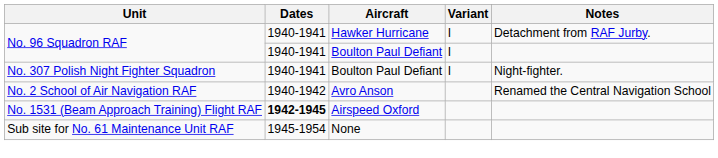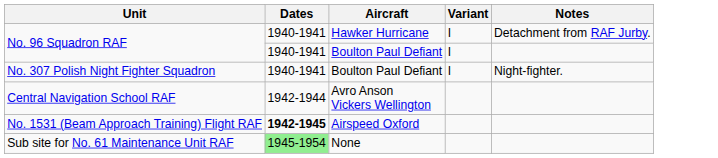- row: (102, 91)
+ row: (91, 98)
(297, 129) no background -> (297, 143) lightgreen background
